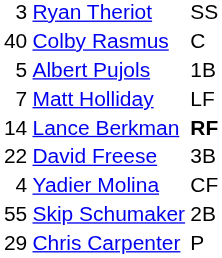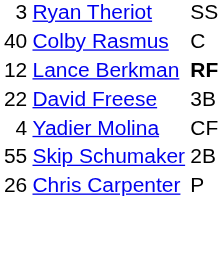- row: (91, 70)
- row: (93, 99)
(16, 127) 14 -> (16, 70) 12
(16, 243) 29 -> (16, 185) 26
